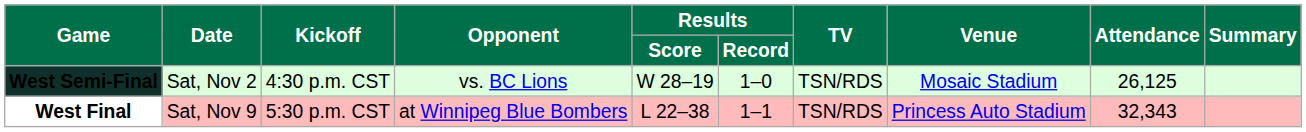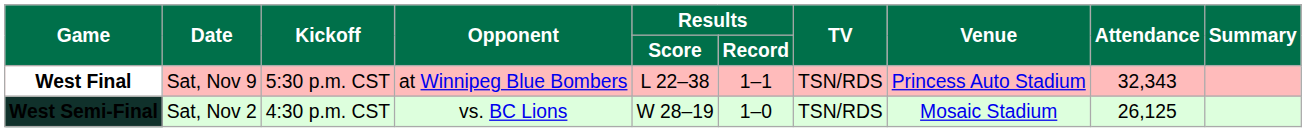rows swapped: (83, 81) <-> (83, 112)
